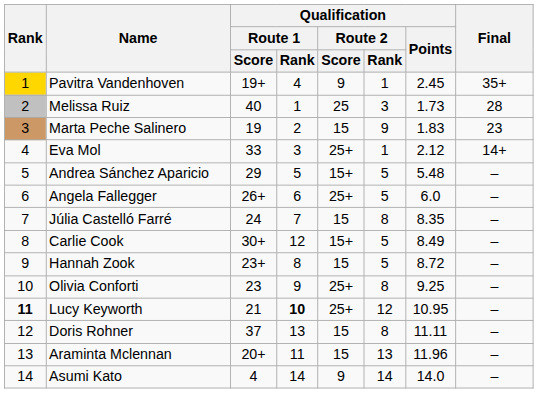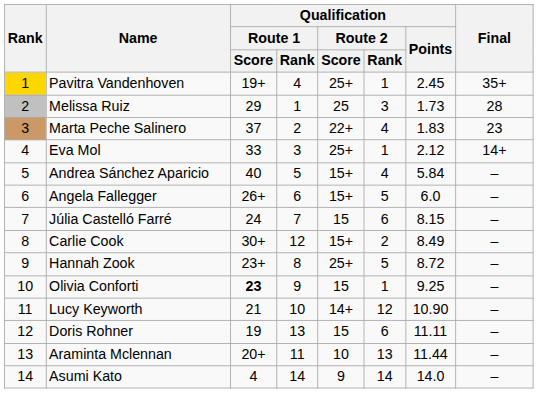(341, 83) 9 -> (341, 83) 25+
(253, 106) 40 -> (253, 106) 29
(253, 128) 19 -> (253, 128) 37
(341, 128) 15 -> (341, 128) 22+
(385, 128) 9 -> (385, 128) 4
(253, 173) 29 -> (253, 173) 40
(385, 173) 5 -> (385, 173) 4
(430, 173) 5.48 -> (430, 173) 5.84
(341, 196) 25+ -> (341, 196) 15+
(385, 219) 8 -> (385, 219) 6
(430, 219) 8.35 -> (430, 219) 8.15
(385, 241) 5 -> (385, 241) 2
(341, 264) 15 -> (341, 264) 25+
(253, 286) normal -> (253, 286) bold
(341, 286) 25+ -> (341, 286) 15
(385, 286) 8 -> (385, 286) 1
(25, 309) bold -> (25, 309) normal
(297, 309) bold -> (297, 309) normal
(341, 309) 25+ -> (341, 309) 14+
(430, 309) 10.95 -> (430, 309) 10.90
(253, 331) 37 -> (253, 331) 19
(385, 331) 8 -> (385, 331) 6
(341, 354) 15 -> (341, 354) 10
(430, 354) 11.96 -> (430, 354) 11.44
